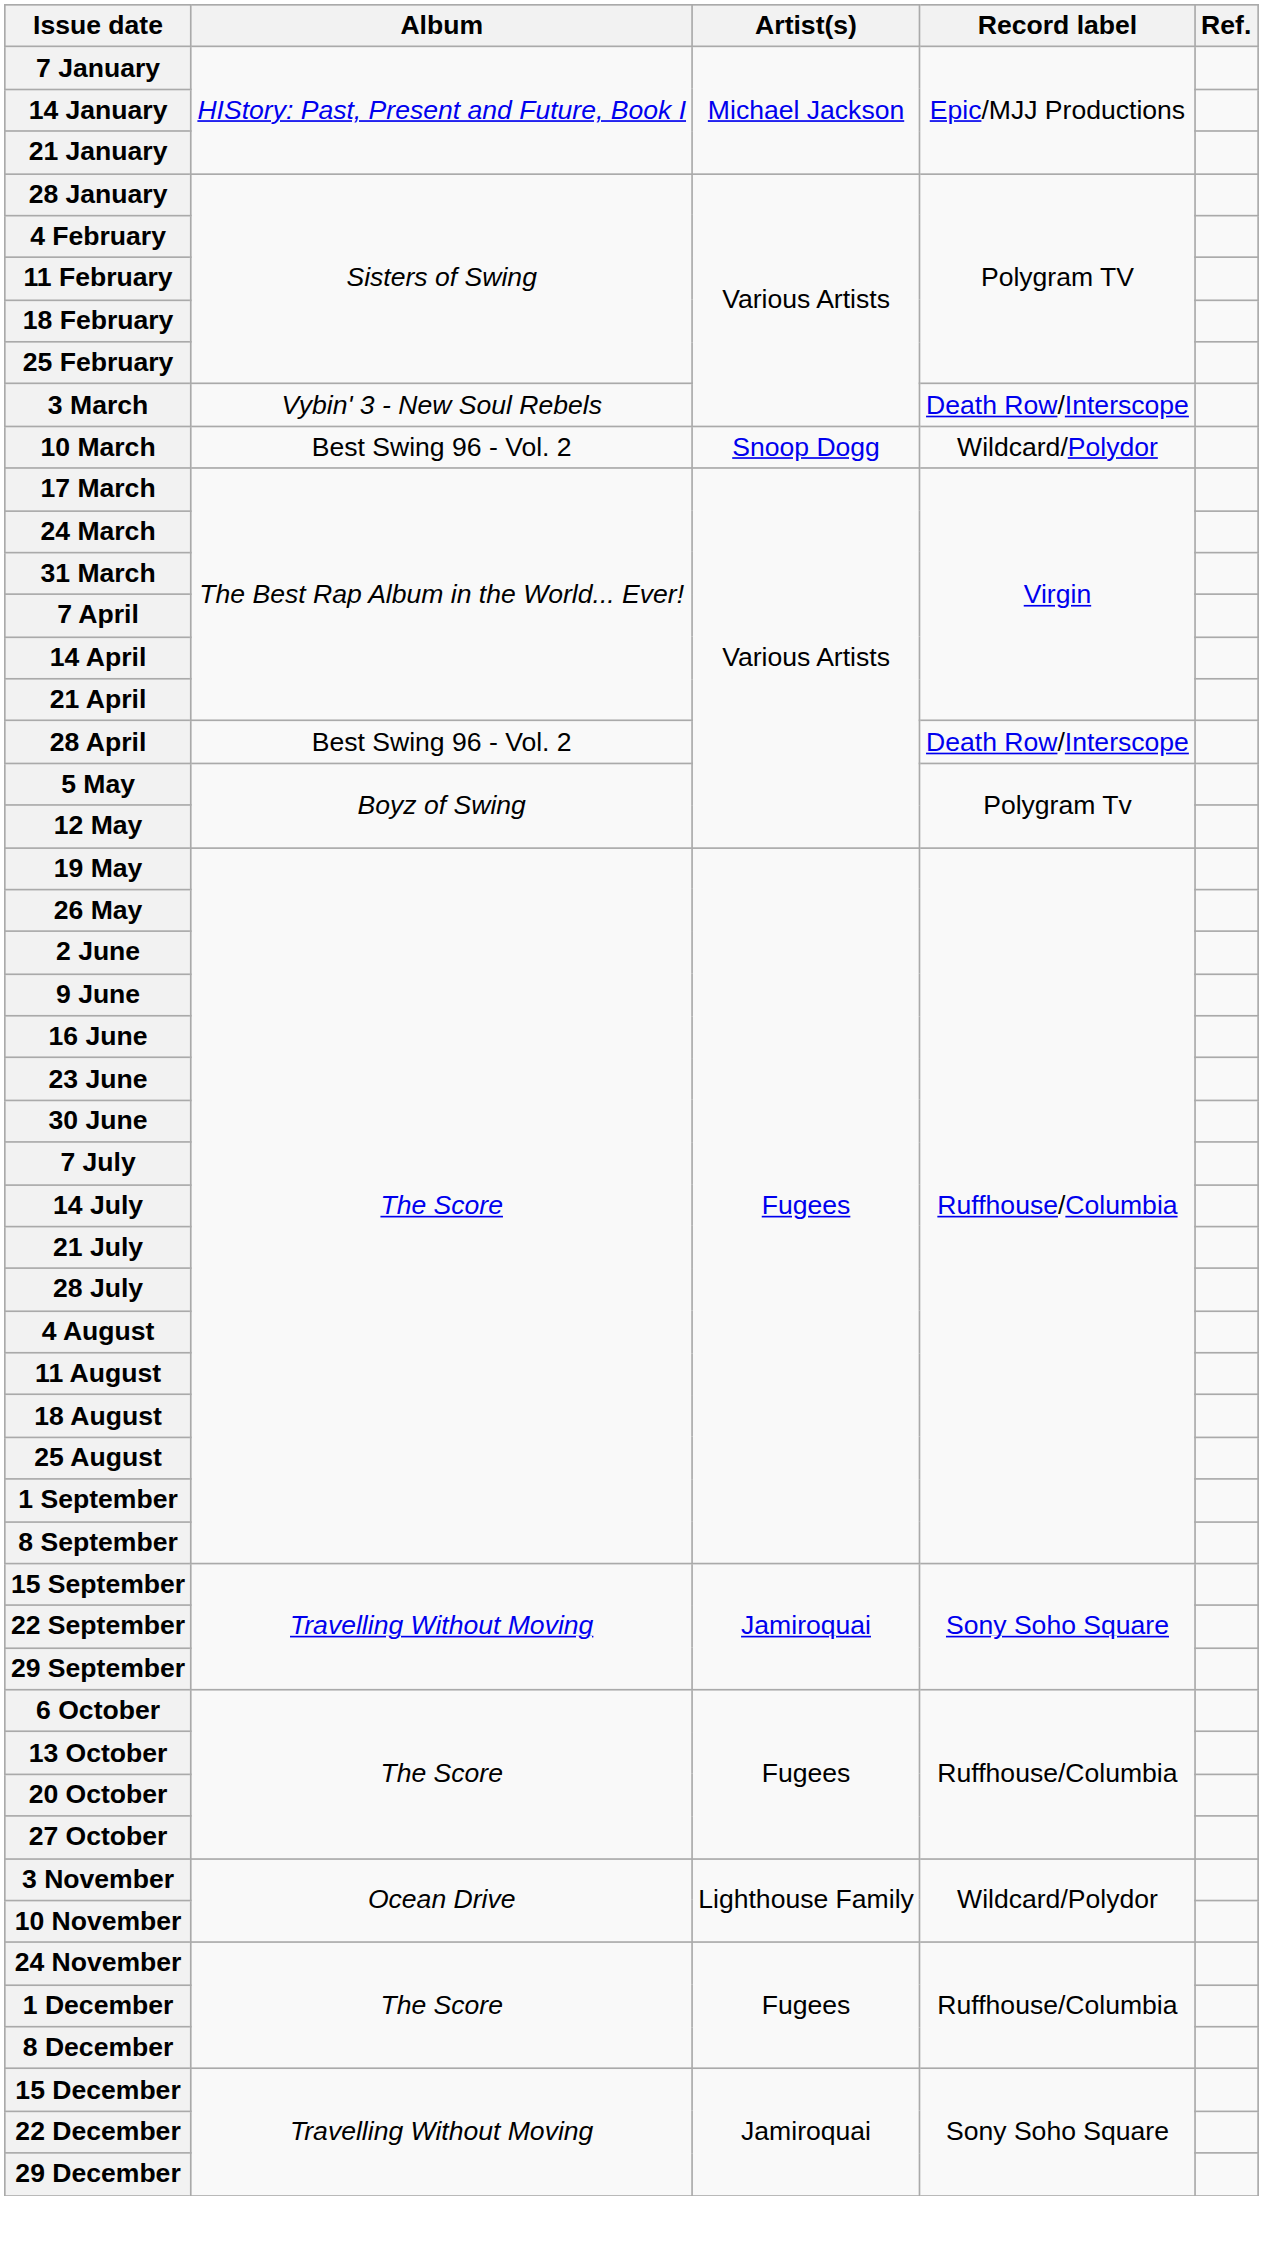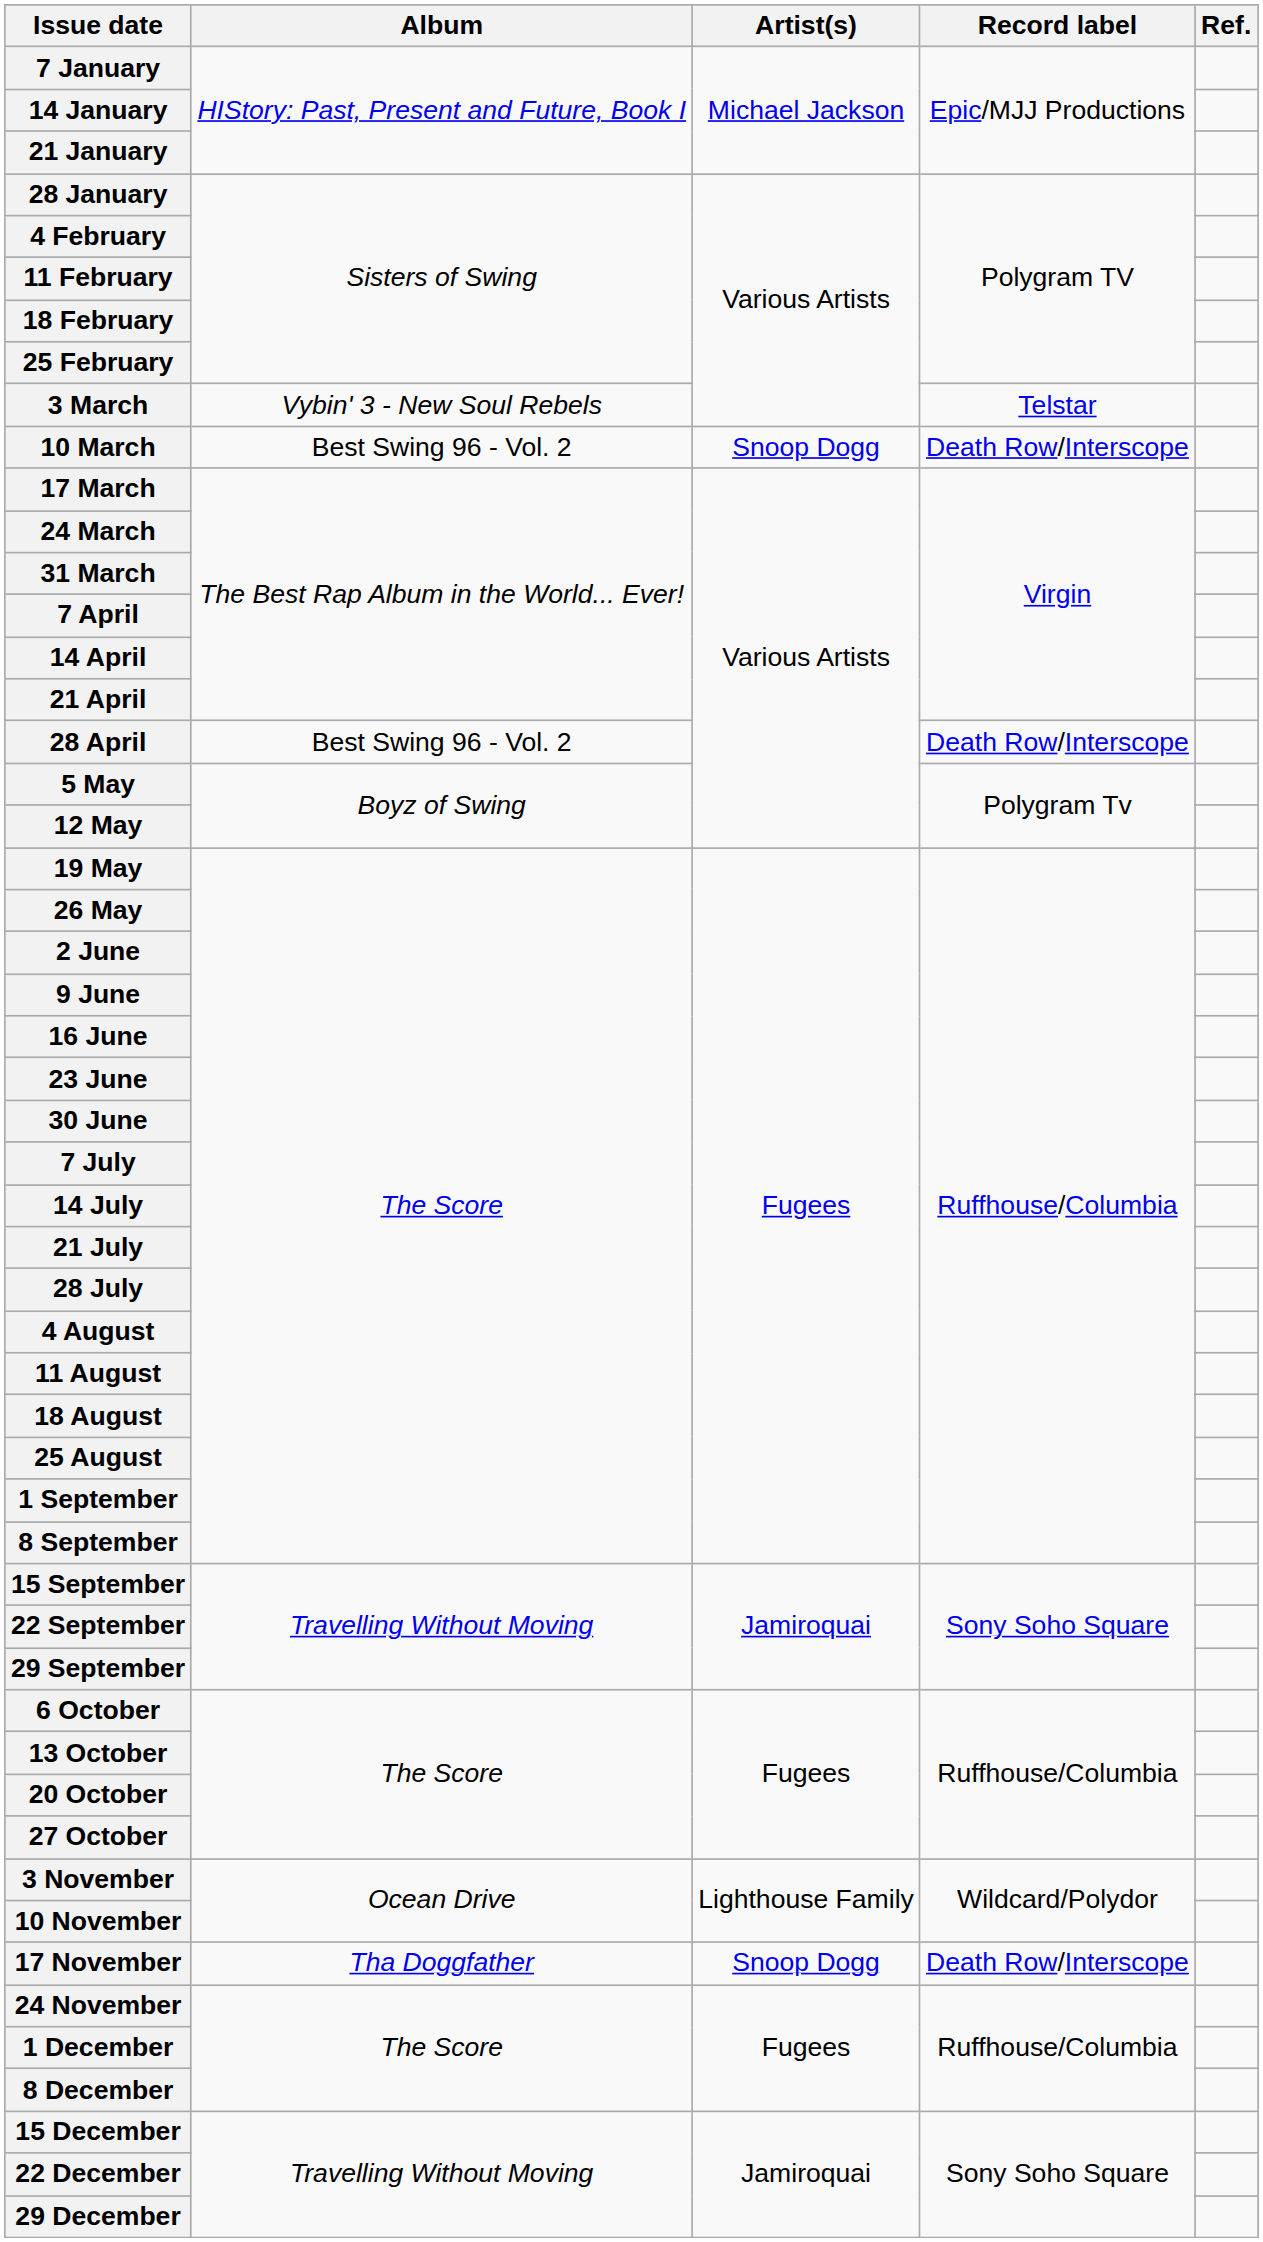(1057, 404) Death Row/Interscope -> (1057, 404) Telstar
(1057, 446) Wildcard/Polydor -> (1057, 446) Death Row/Interscope
+ row: (98, 1963)
